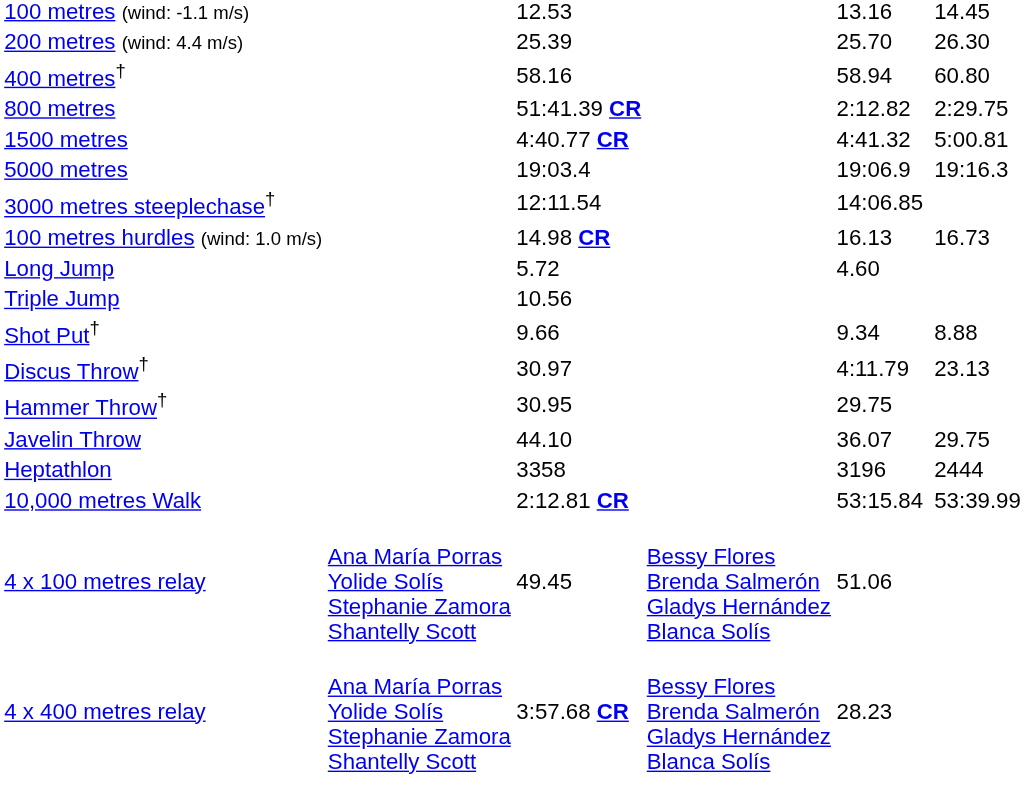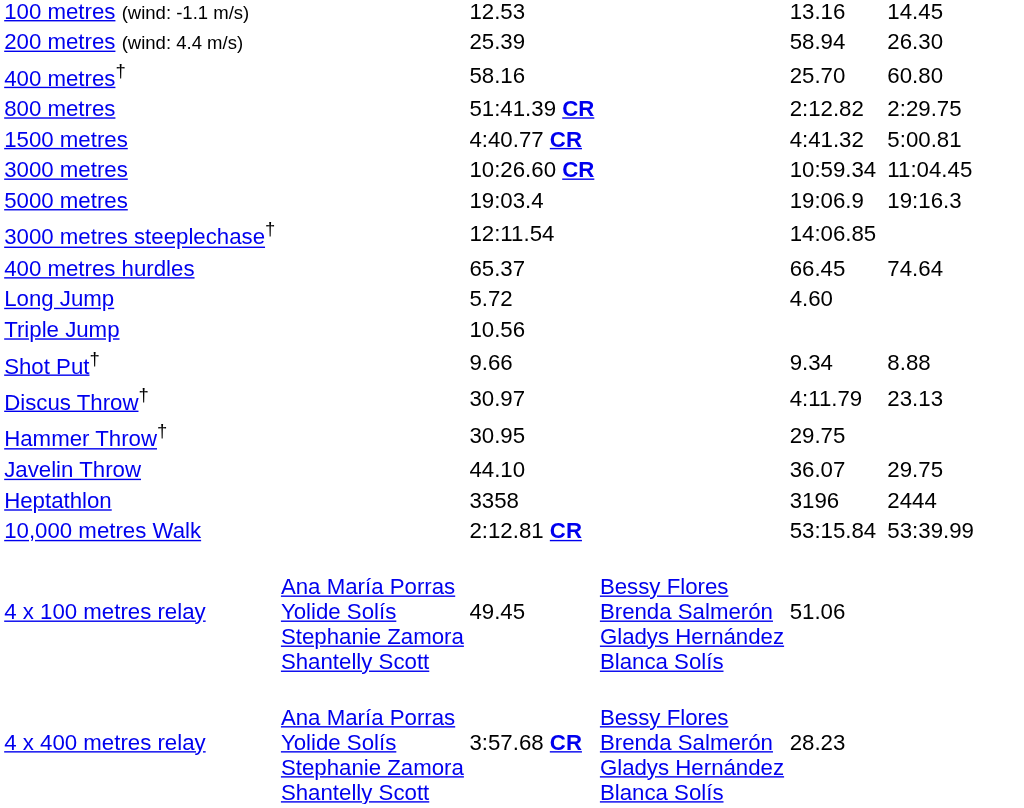(864, 42) 25.70 -> (817, 42) 58.94
(864, 75) 58.94 -> (817, 75) 25.70
+ row: (66, 170)
- row: (163, 237)
+ row: (99, 268)
